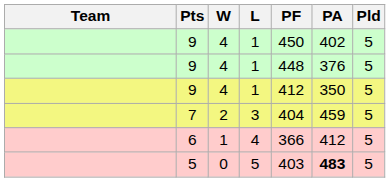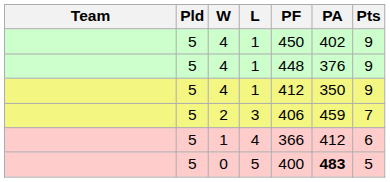columns swapped: (369, 16) <-> (192, 16)
(291, 115) 404 -> (291, 115) 406
(291, 164) 403 -> (291, 164) 400
